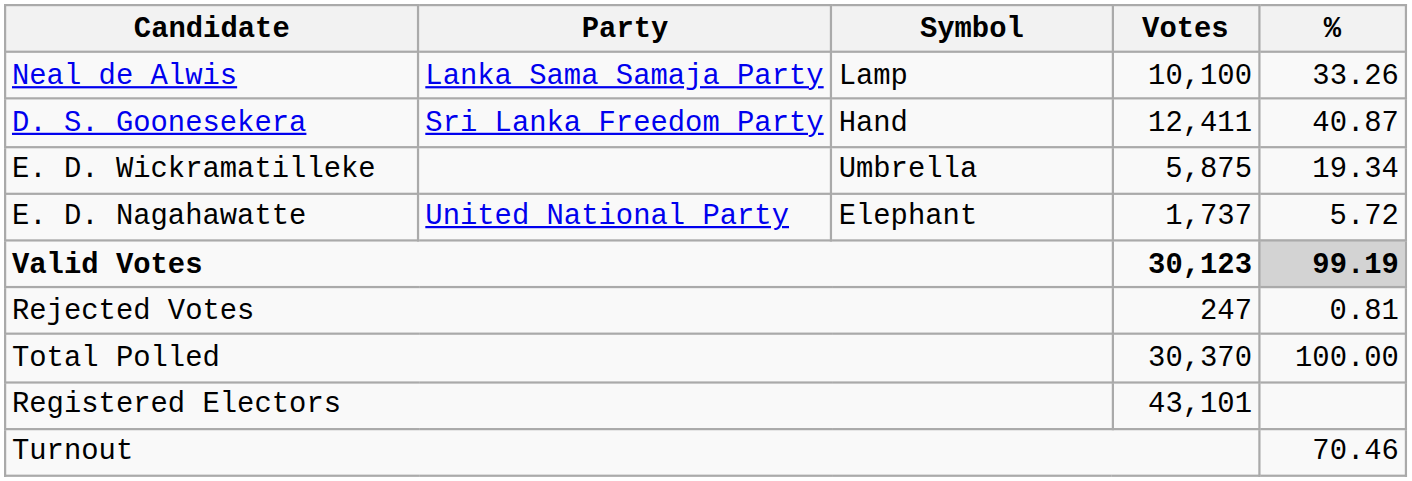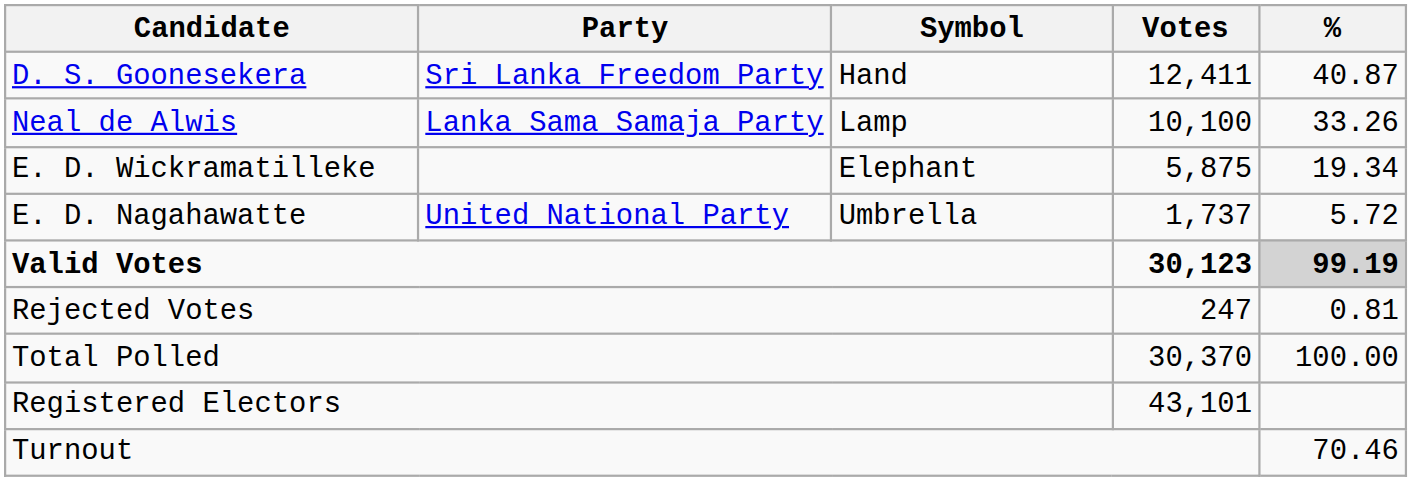rows swapped: (159, 123) <-> (125, 76)
(908, 170) Umbrella -> (908, 170) Elephant
(908, 217) Elephant -> (908, 217) Umbrella
